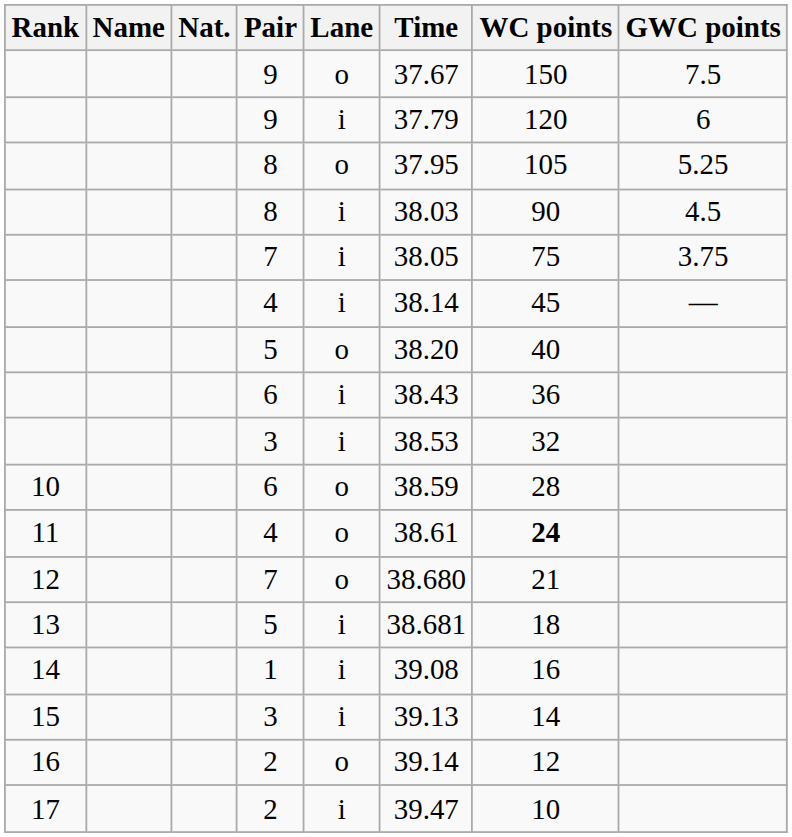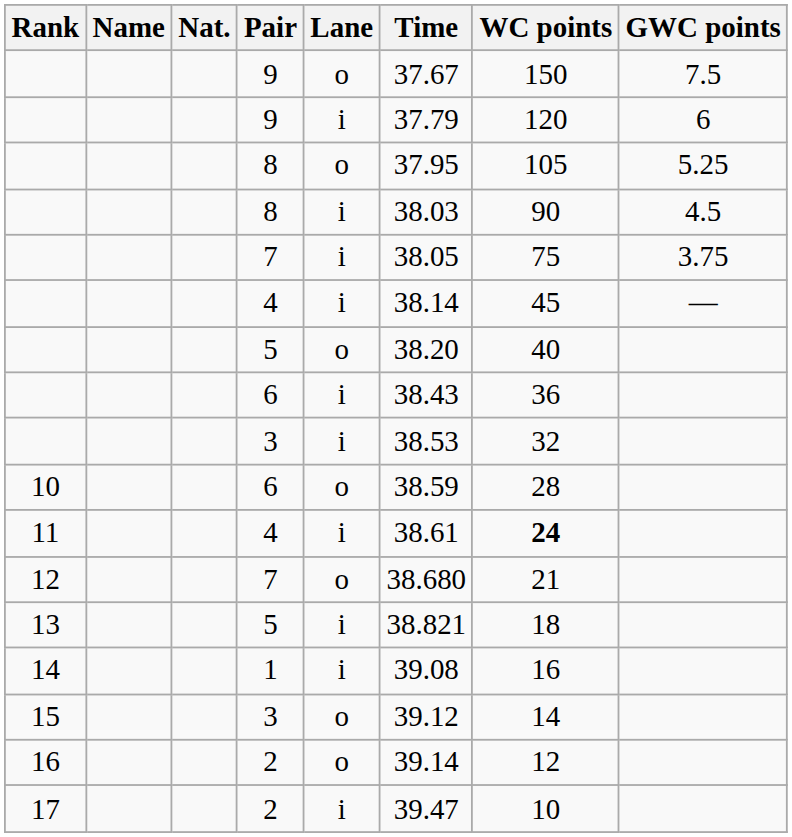(342, 532) o -> (342, 532) i
(426, 624) 38.681 -> (426, 624) 38.821
(342, 716) i -> (342, 716) o
(426, 716) 39.13 -> (426, 716) 39.12
